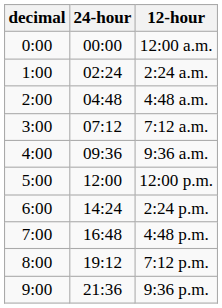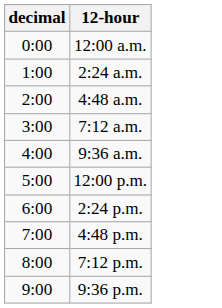- column: (102, 18)
